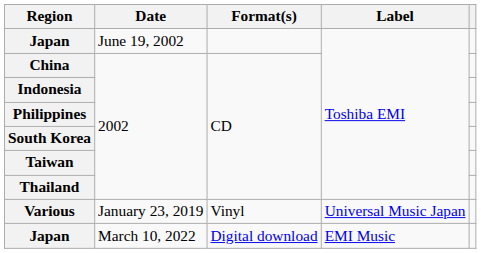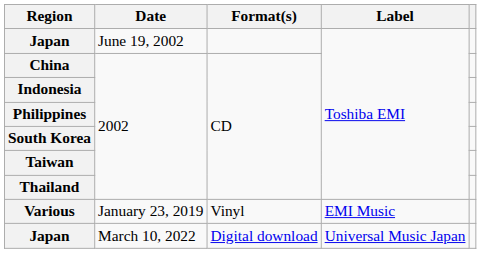(395, 211) Universal Music Japan -> (360, 211) EMI Music
(360, 235) EMI Music -> (395, 235) Universal Music Japan
